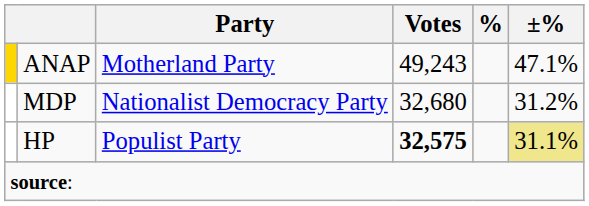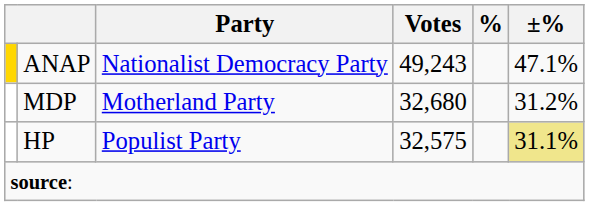(188, 63) Motherland Party -> (245, 63) Nationalist Democracy Party
(245, 102) Nationalist Democracy Party -> (188, 102) Motherland Party
(433, 141) bold -> (433, 141) normal
